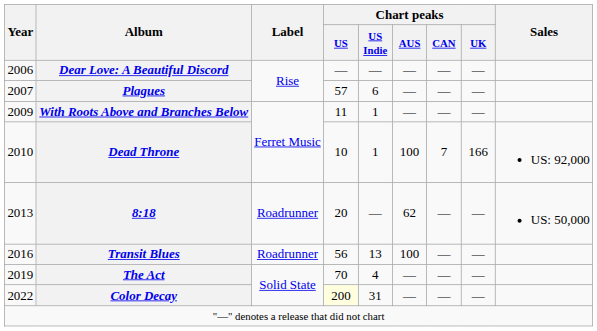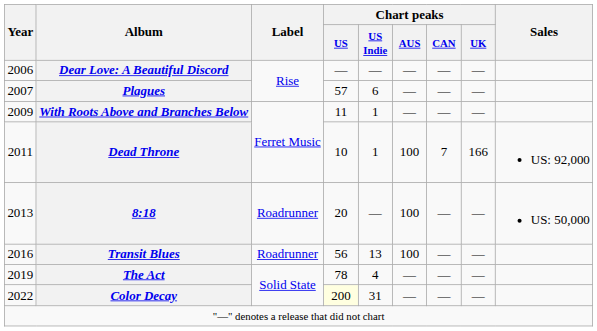(20, 152) 2010 -> (20, 152) 2011
(410, 213) 62 -> (410, 213) 100
(341, 274) 70 -> (341, 274) 78
